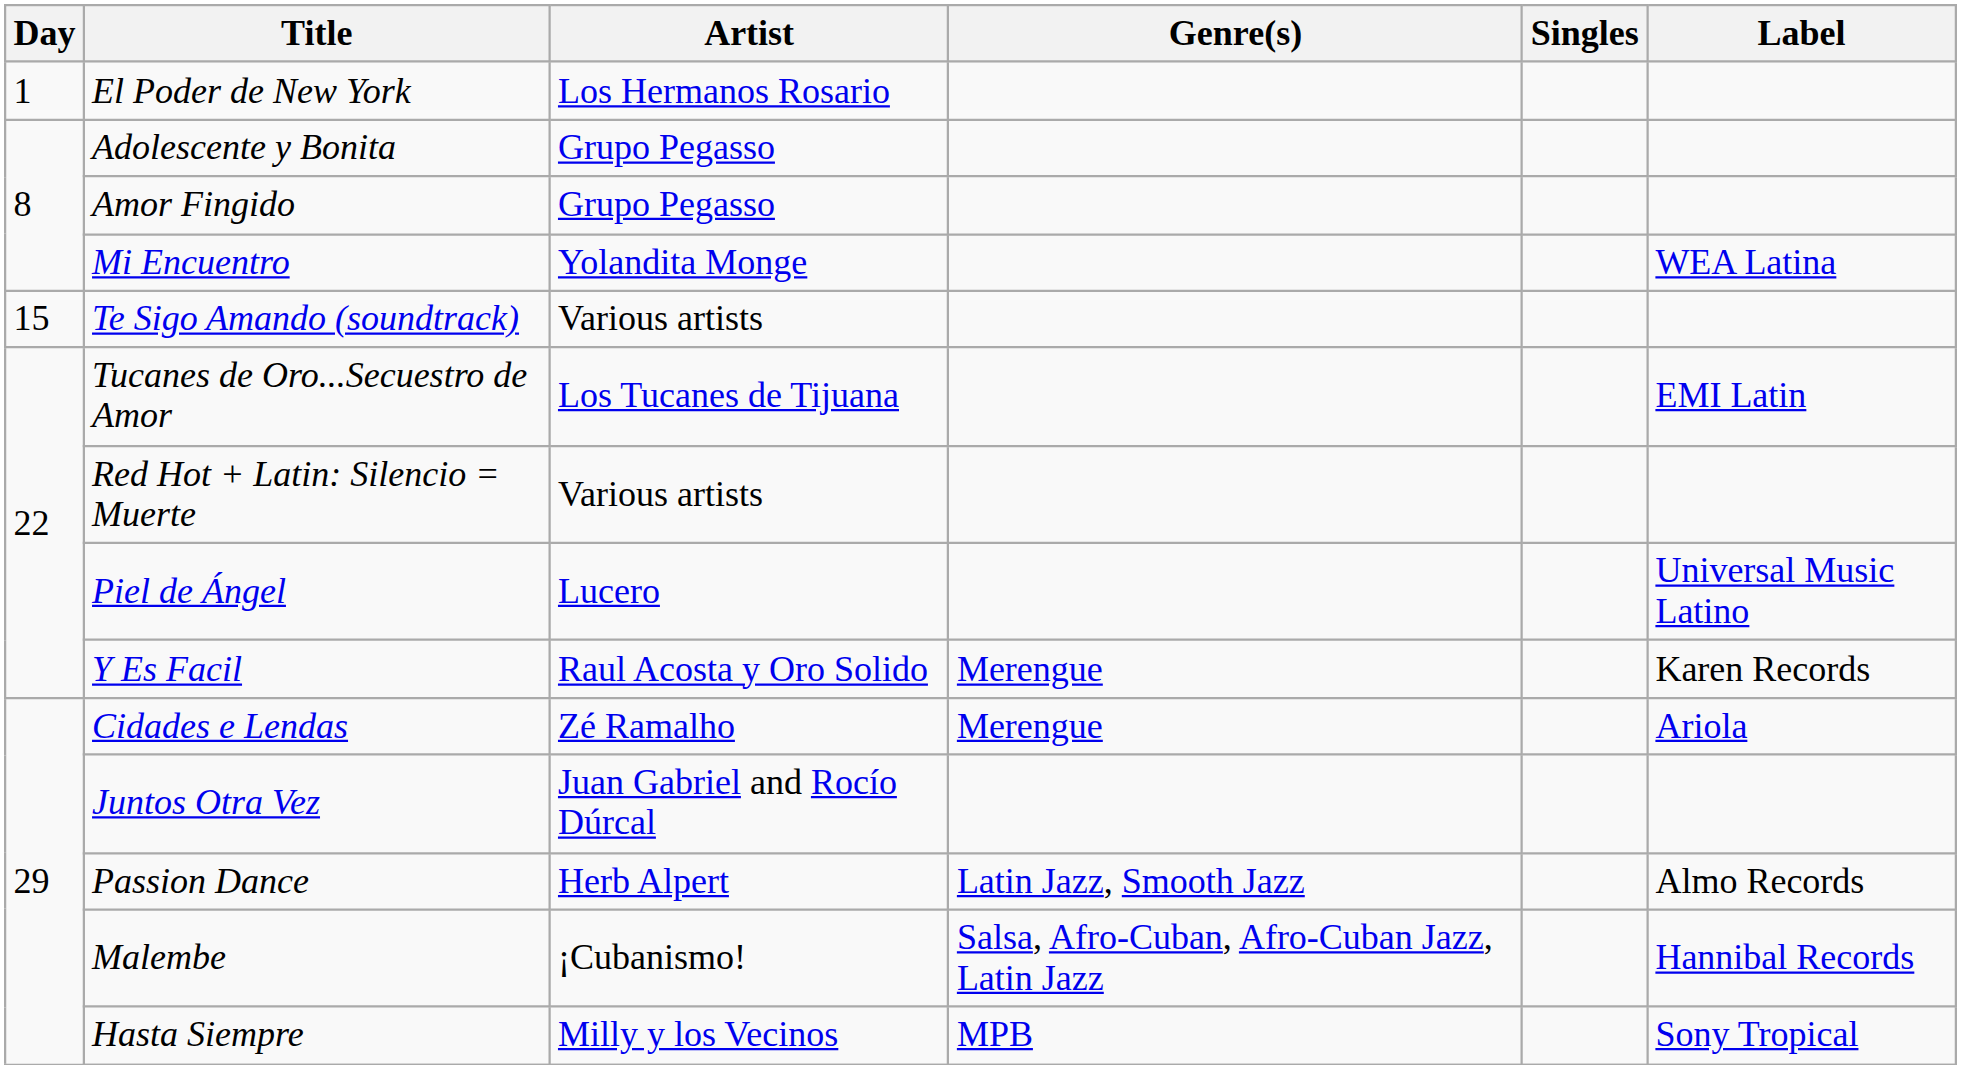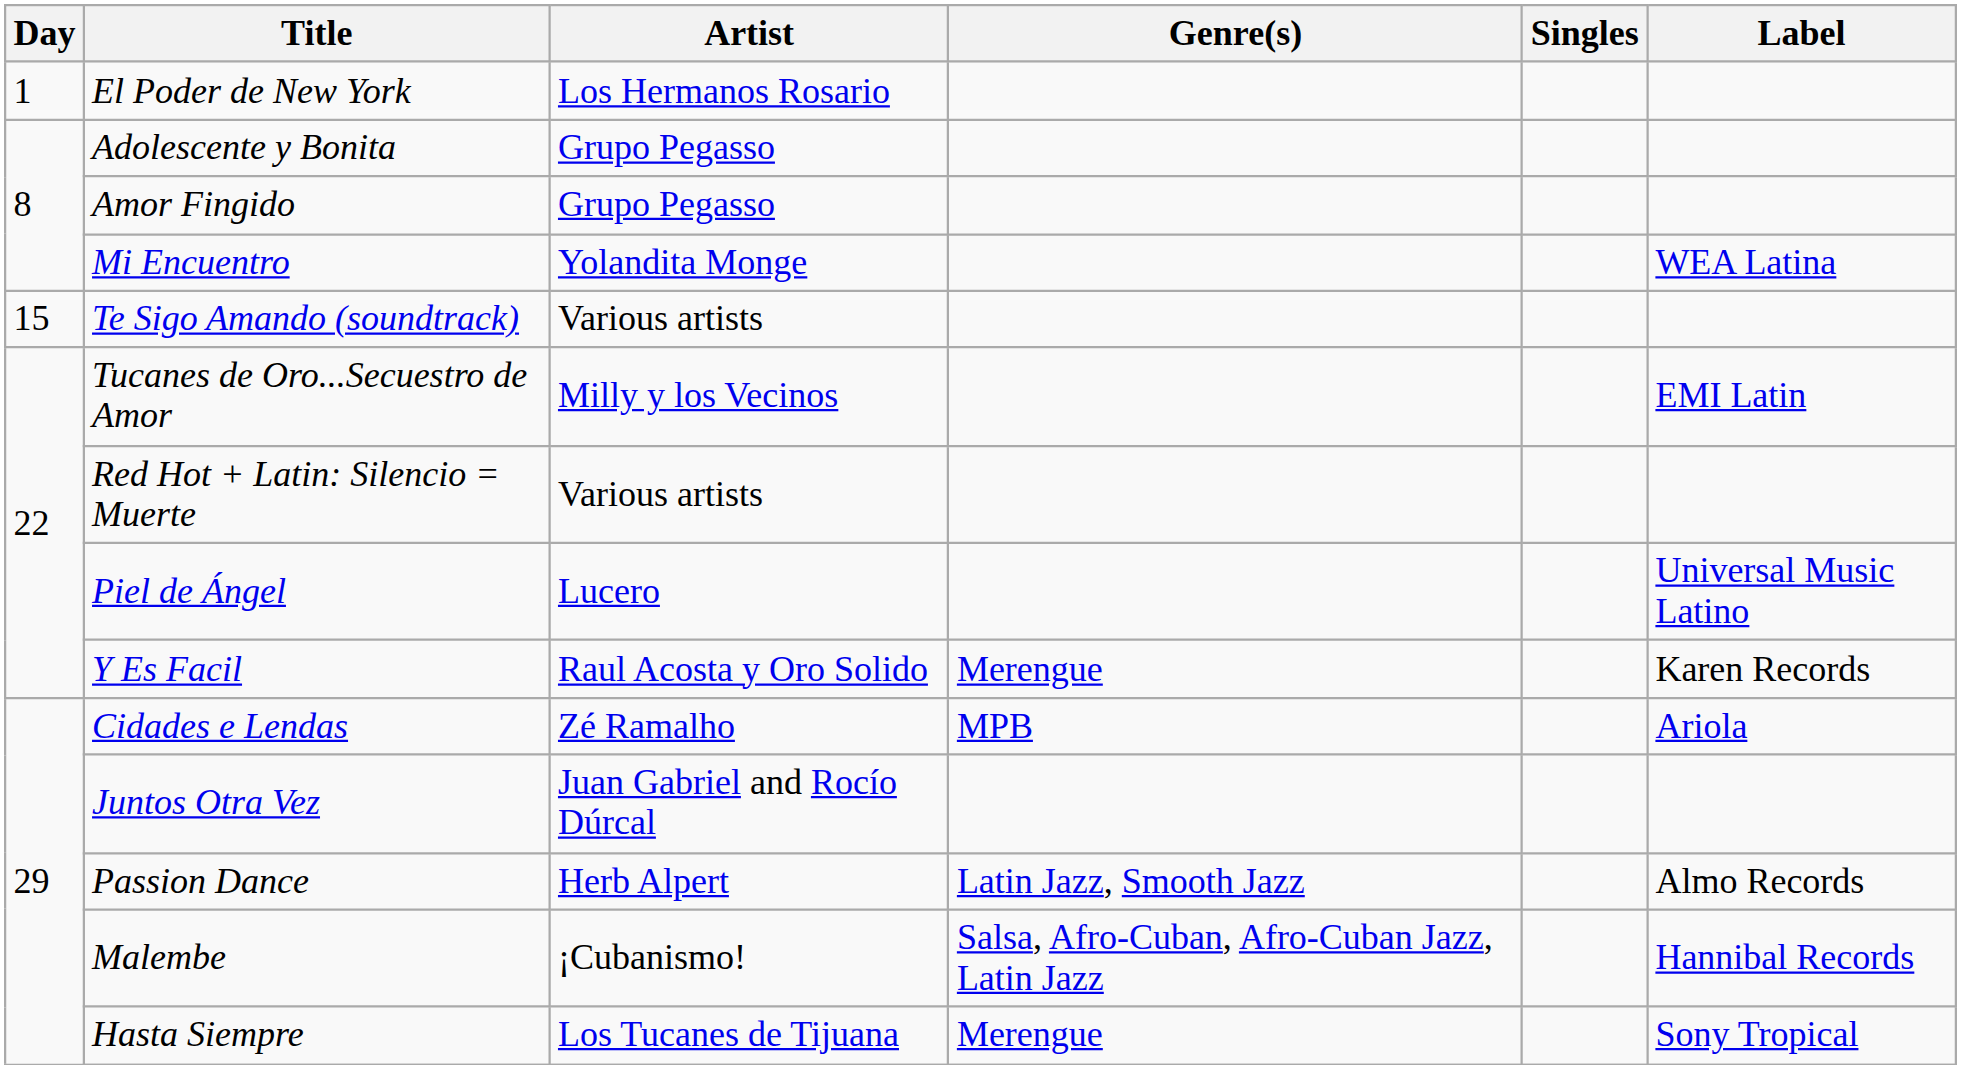(728, 395) Los Tucanes de Tijuana -> (698, 395) Milly y los Vecinos
(1030, 725) Merengue -> (995, 725) MPB
(698, 1034) Milly y los Vecinos -> (728, 1034) Los Tucanes de Tijuana
(995, 1034) MPB -> (1030, 1034) Merengue
